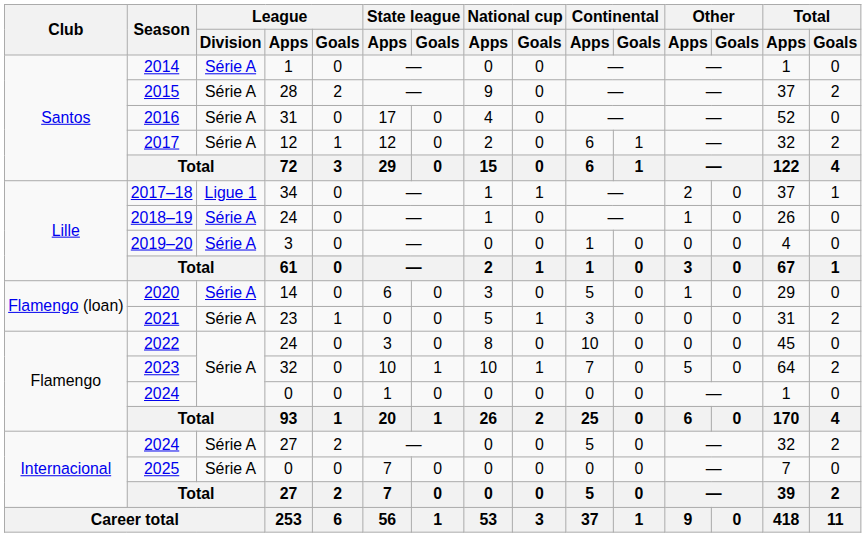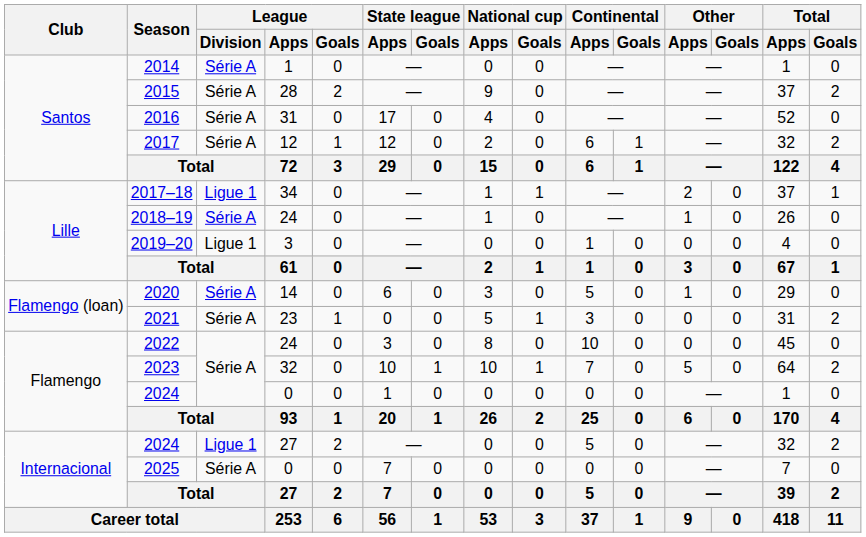(231, 243) Série A -> (231, 243) Ligue 1
(231, 444) Série A -> (231, 444) Ligue 1
